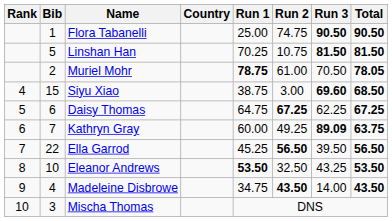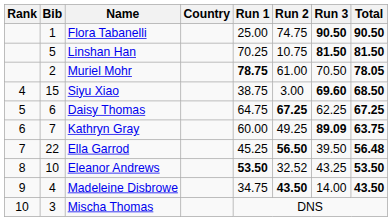(369, 149) 56.50 -> (369, 149) 56.48
(292, 168) 32.50 -> (292, 168) 32.52
